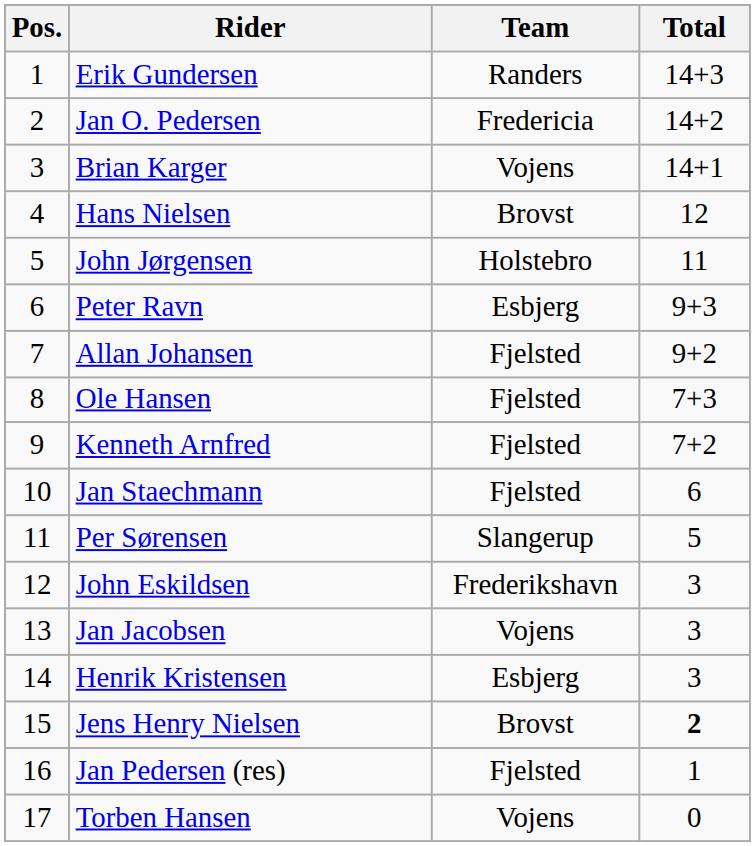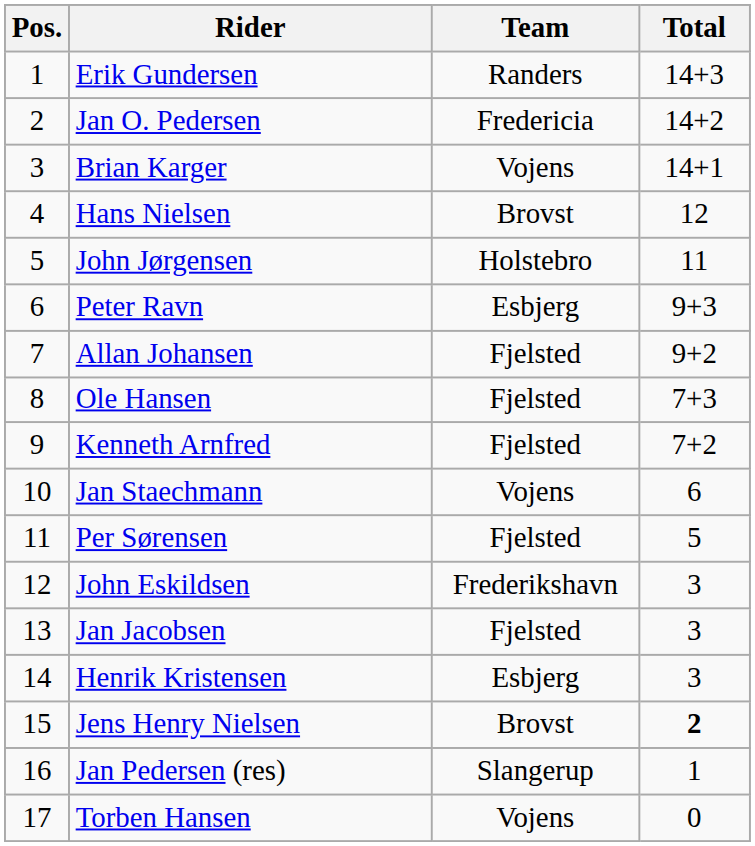(535, 491) Fjelsted -> (535, 491) Vojens
(535, 538) Slangerup -> (535, 538) Fjelsted
(535, 631) Vojens -> (535, 631) Fjelsted
(535, 770) Fjelsted -> (535, 770) Slangerup
